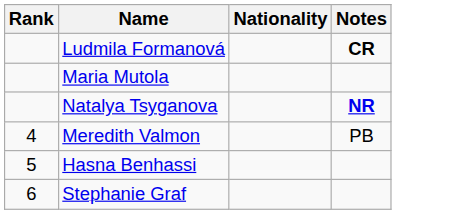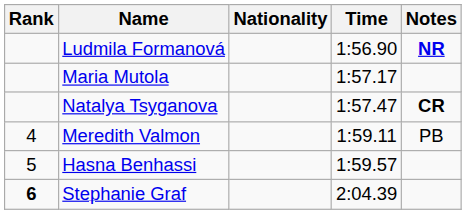+ column: (367, 19)
(361, 48) CR -> (431, 48) NR
(361, 106) NR -> (431, 106) CR
(31, 194) normal -> (31, 194) bold
